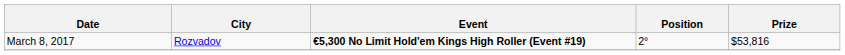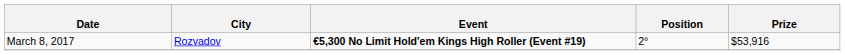(750, 41) $53,816 -> (750, 41) $53,916
